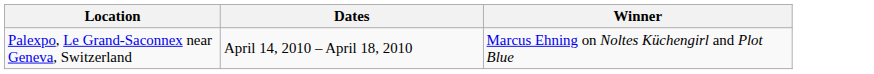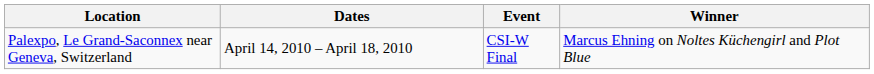+ column: (521, 16)
